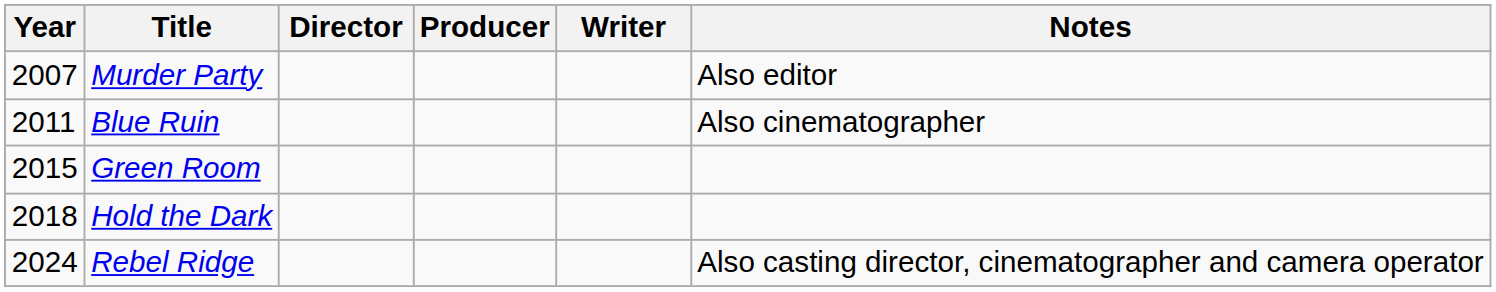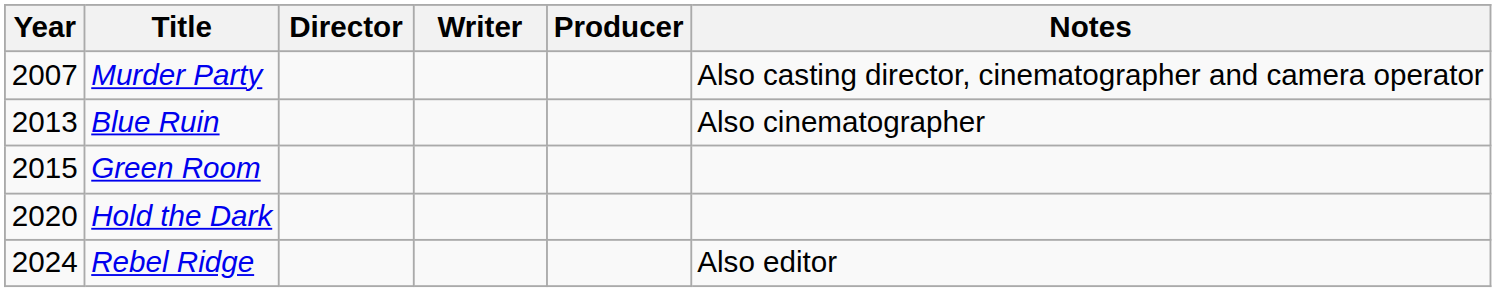columns swapped: (623, 27) <-> (485, 27)
(767, 74) Also editor -> (1090, 74) Also casting director, cinematographer and camera operator
(44, 121) 2011 -> (45, 121) 2013
(45, 215) 2018 -> (45, 215) 2020
(1090, 262) Also casting director, cinematographer and camera operator -> (767, 262) Also editor
